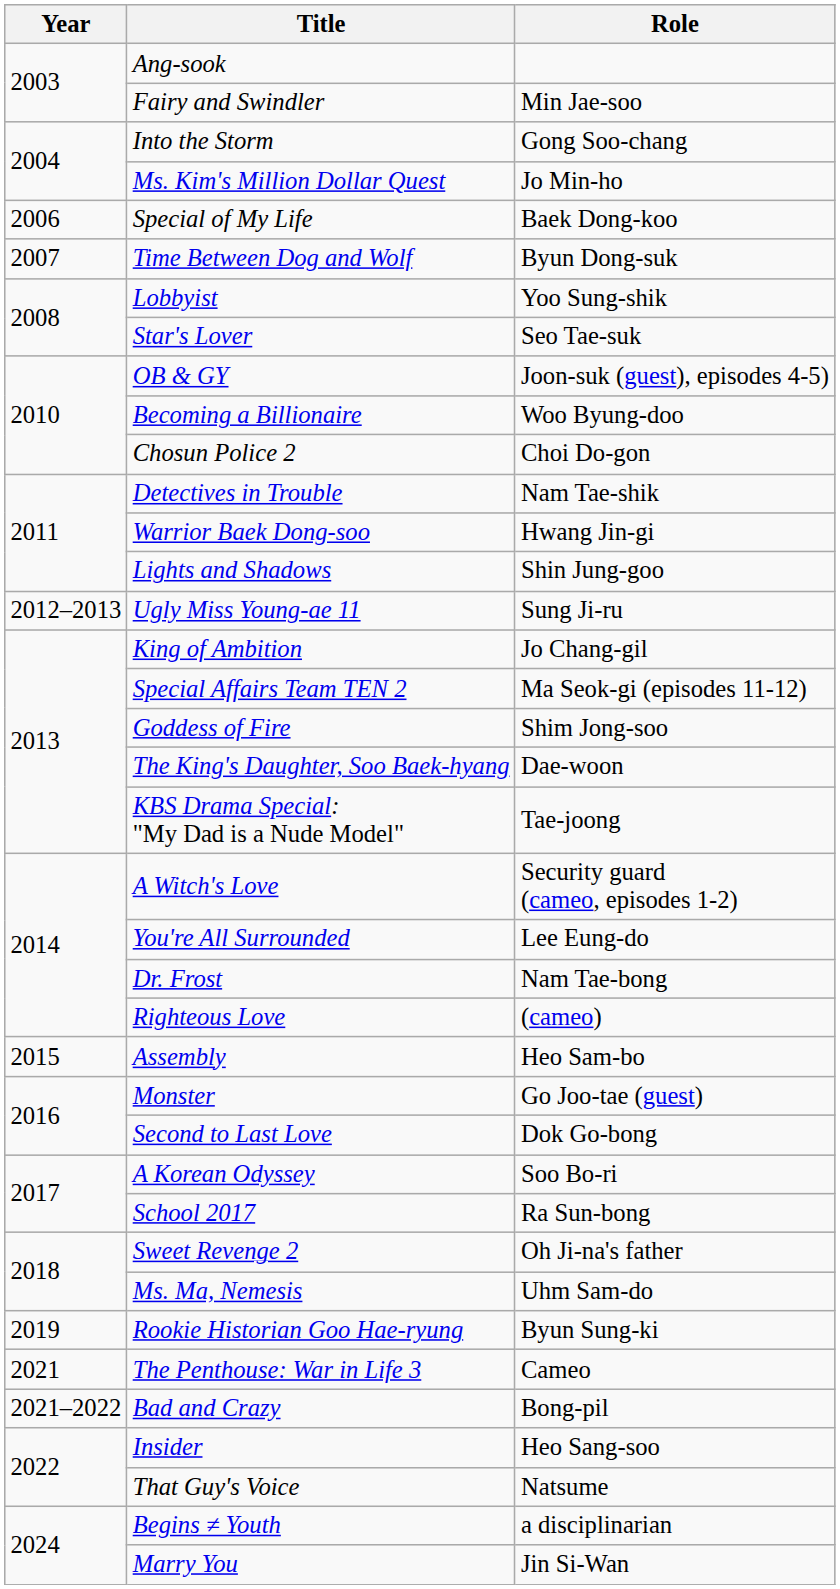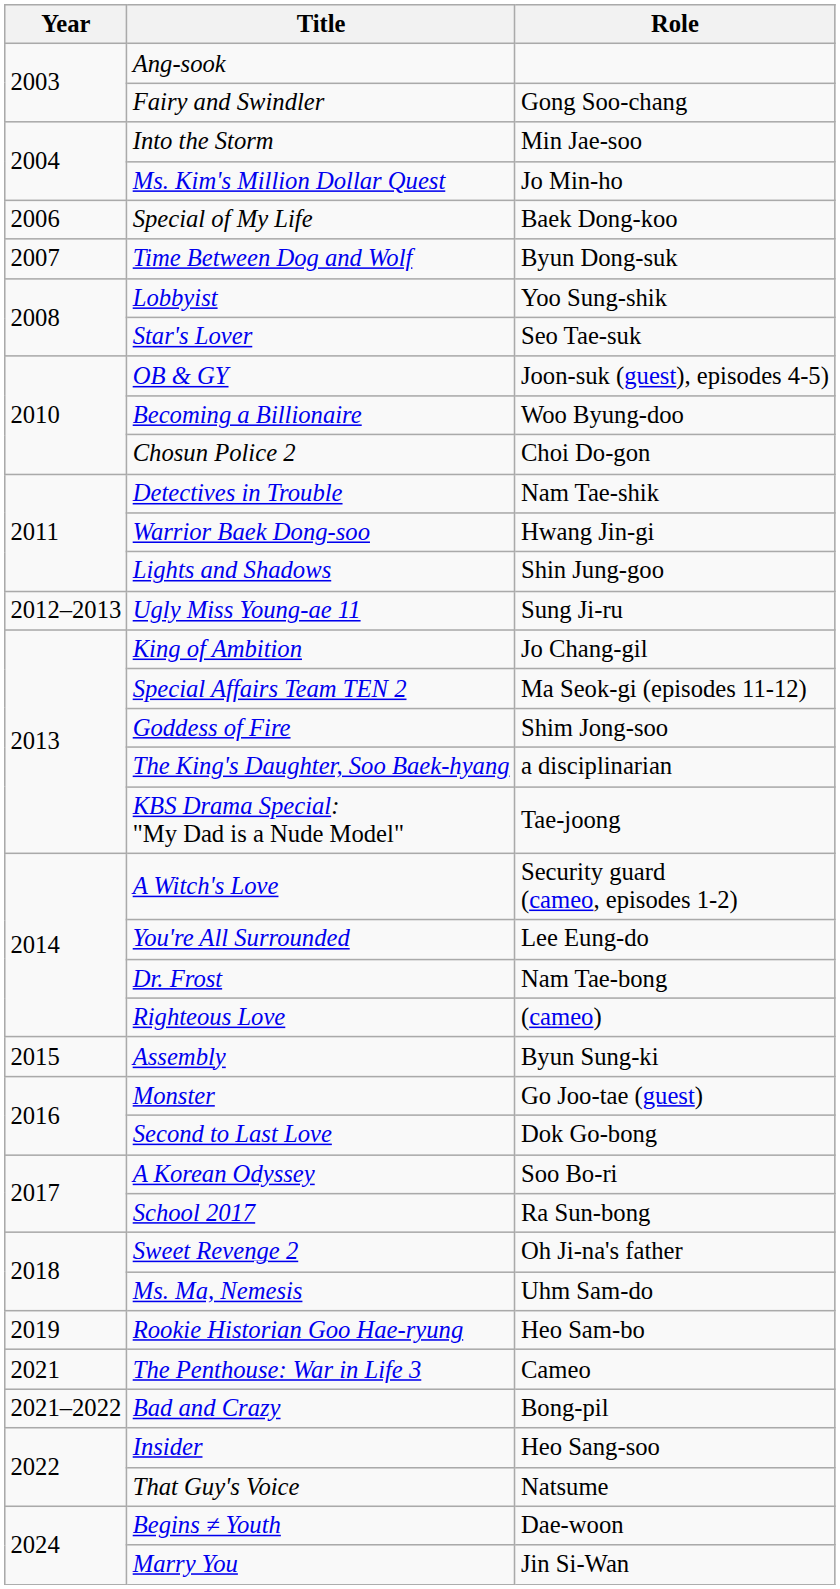(582, 102) Min Jae-soo -> (604, 102) Gong Soo-chang
(604, 141) Gong Soo-chang -> (582, 141) Min Jae-soo
(572, 766) Dae-woon -> (597, 766) a disciplinarian
(583, 1056) Heo Sam-bo -> (590, 1056) Byun Sung-ki
(590, 1329) Byun Sung-ki -> (583, 1329) Heo Sam-bo
(597, 1525) a disciplinarian -> (572, 1525) Dae-woon
